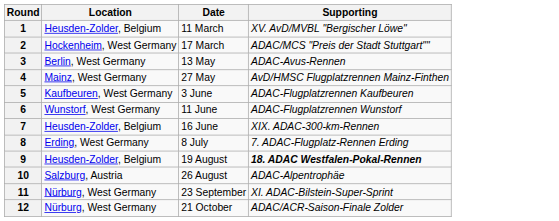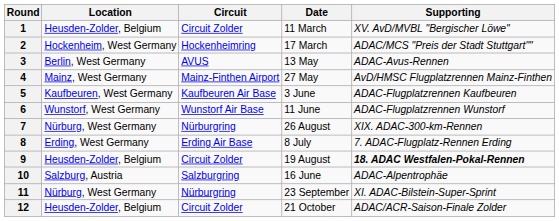+ column: (230, 12)
(103, 126) Heusden-Zolder, Belgium -> (100, 126) Nürburg, West Germany
(200, 126) 16 June -> (307, 126) 26 August
(204, 175) 26 August -> (303, 175) 16 June
(100, 208) Nürburg, West Germany -> (103, 208) Heusden-Zolder, Belgium
